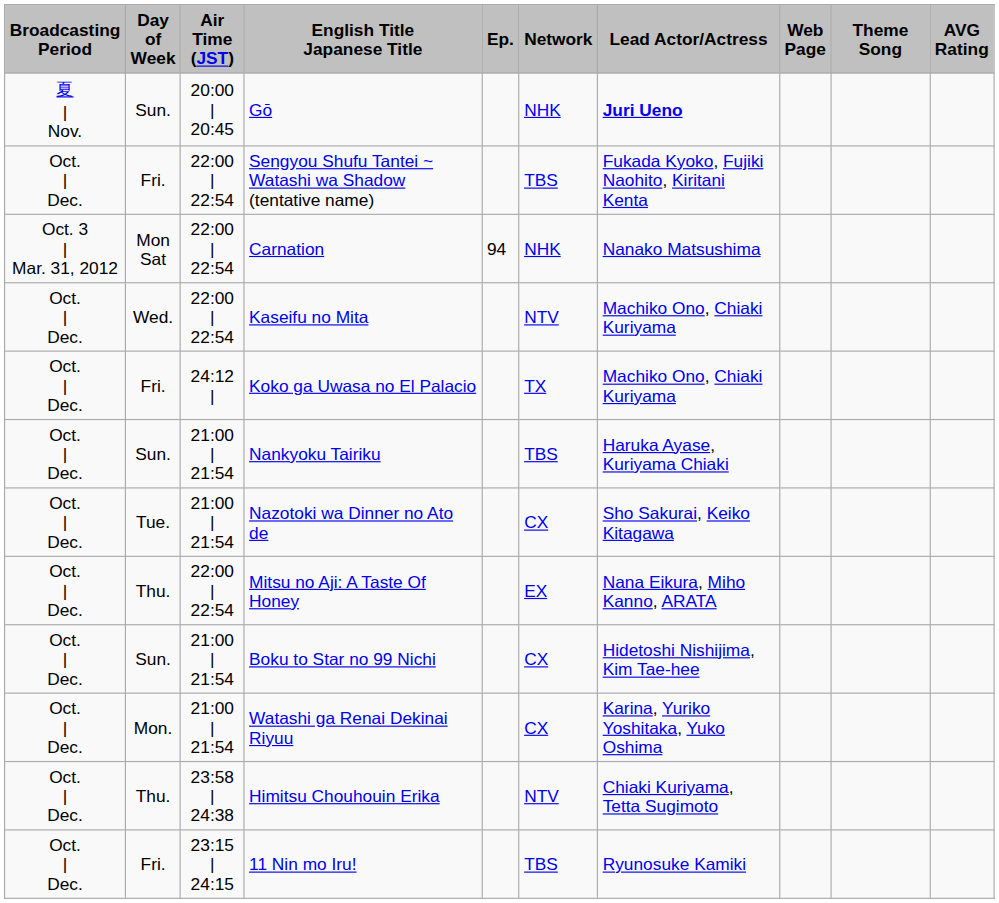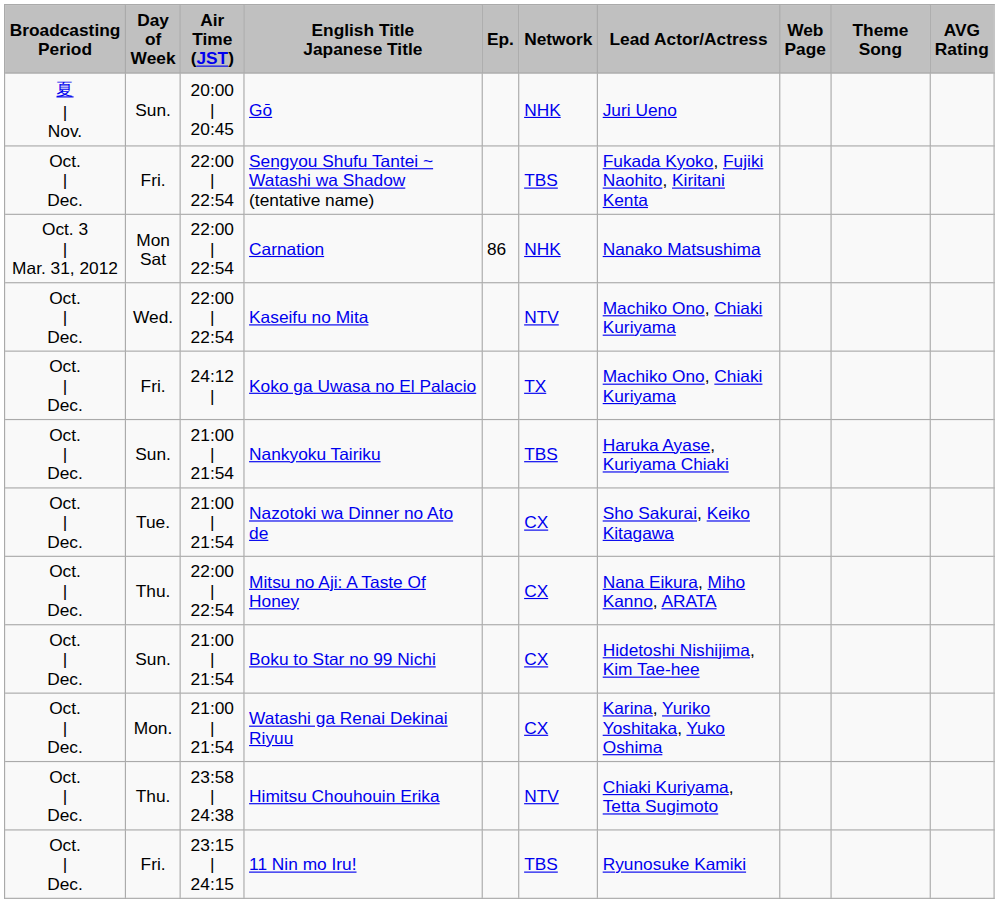(643, 110) bold -> (640, 110) normal
(497, 249) 94 -> (497, 249) 86
(536, 591) EX -> (536, 591) CX
